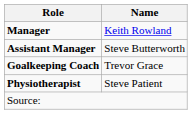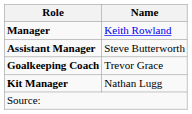- row: (44, 83)
+ row: (37, 83)
